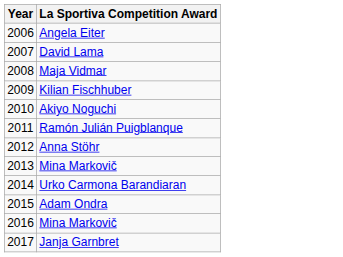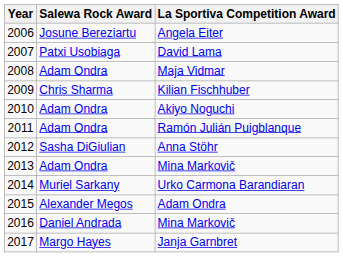+ column: (96, 14)
